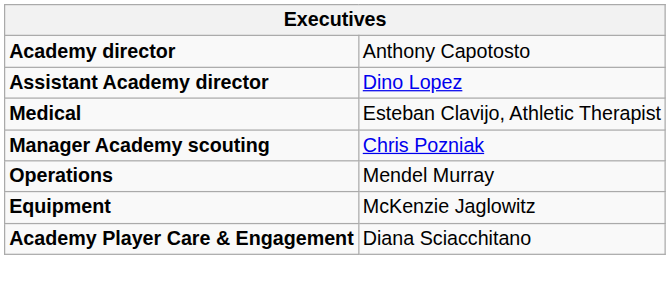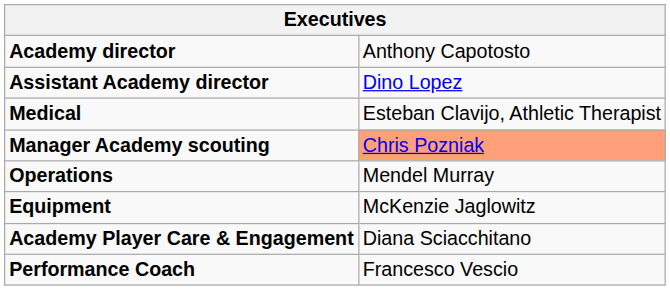(423, 144) no background -> (423, 144) lightsalmon background
+ row: (102, 269)
